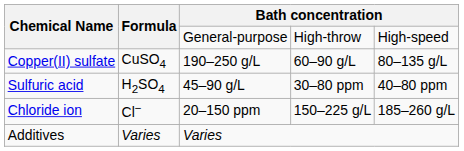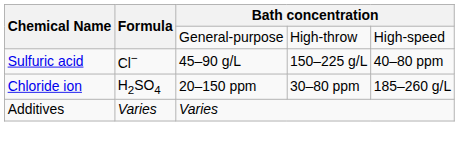- row: (61, 61)
(143, 86) H2SO4 -> (128, 61) Cl−
(329, 85) 30–80 ppm -> (329, 61) 150–225 g/L
(132, 111) Cl− -> (139, 87) H2SO4
(333, 111) 150–225 g/L -> (325, 86) 30–80 ppm
